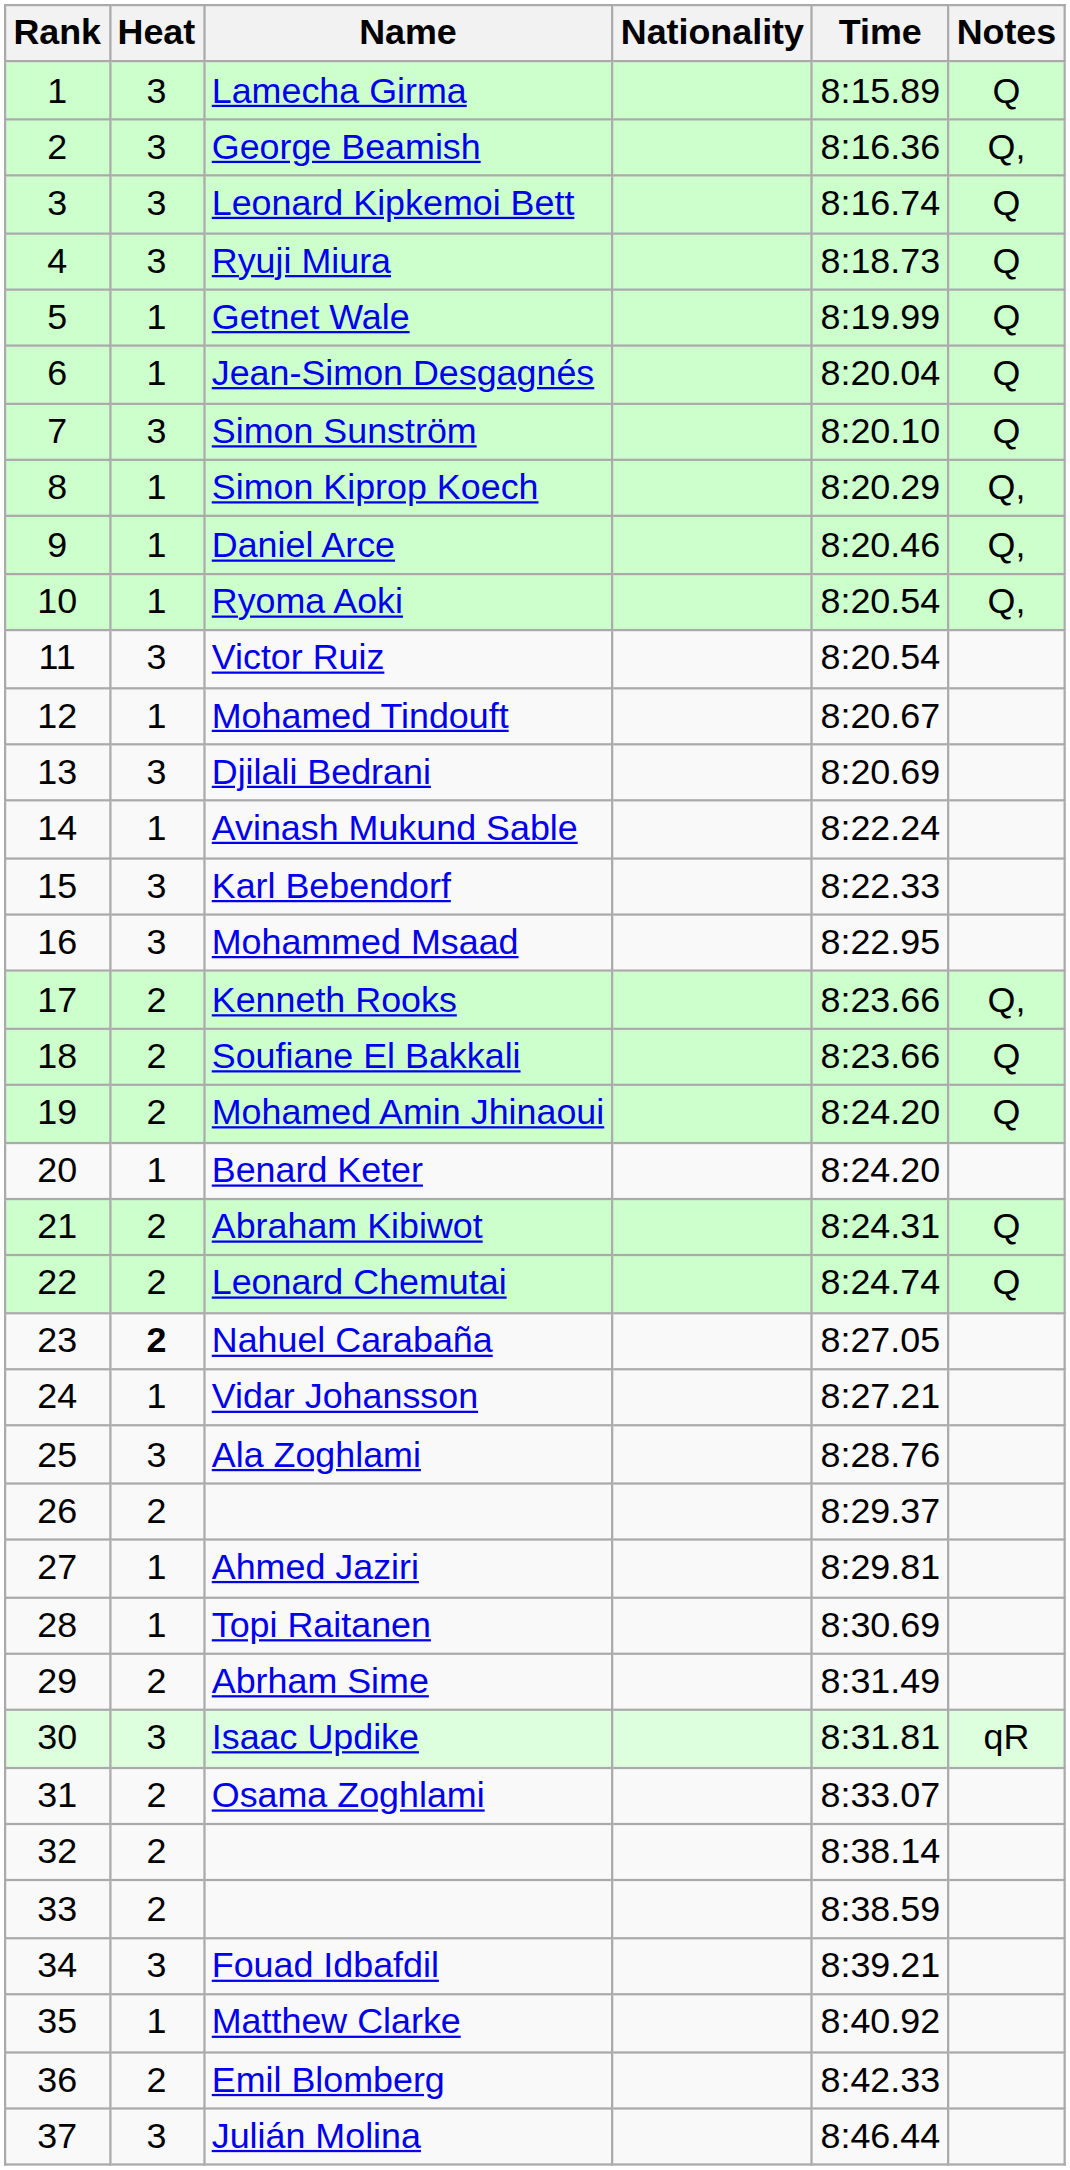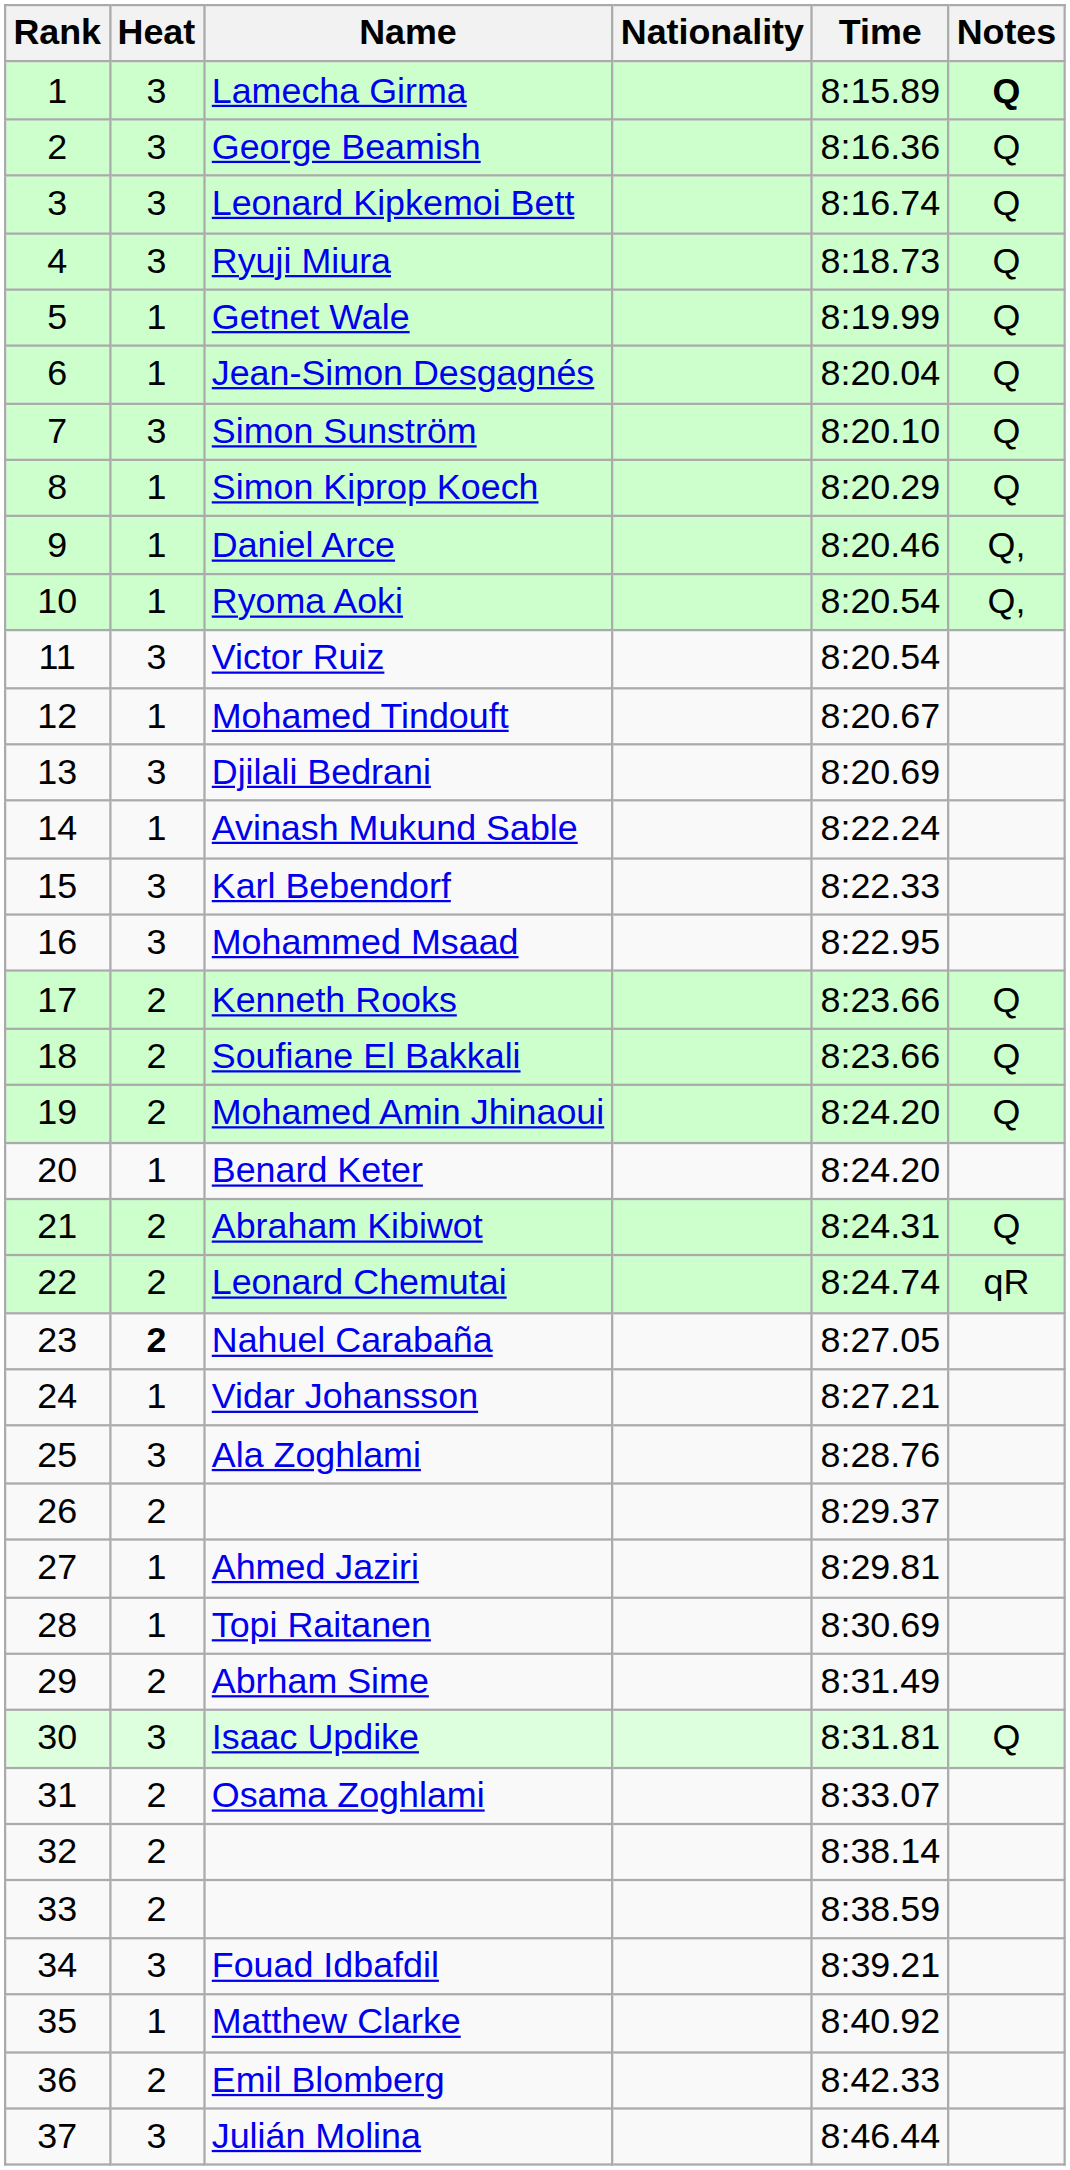(1006, 89) normal -> (1006, 89) bold
(1006, 146) Q, -> (1006, 146) Q
(1006, 487) Q, -> (1006, 487) Q
(1006, 999) Q, -> (1006, 999) Q
(1006, 1283) Q -> (1006, 1283) qR
(1006, 1738) qR -> (1006, 1738) Q
